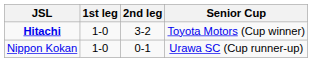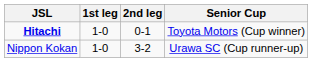(143, 31) 3-2 -> (143, 31) 0-1
(143, 48) 0-1 -> (143, 48) 3-2
